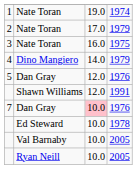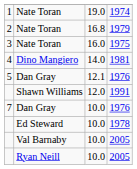(96, 28) 17.0 -> (96, 28) 16.8
(120, 60) 1979 -> (120, 60) 1981
(96, 76) 12.0 -> (96, 76) 12.1
(96, 108) pink background -> (96, 108) no background
